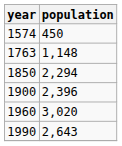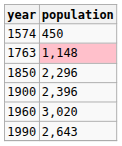(60, 53) no background -> (60, 53) pink background
(60, 73) 2,294 -> (60, 73) 2,296
